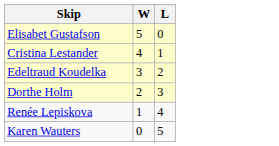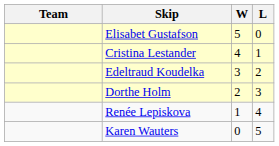+ column: (53, 14)
